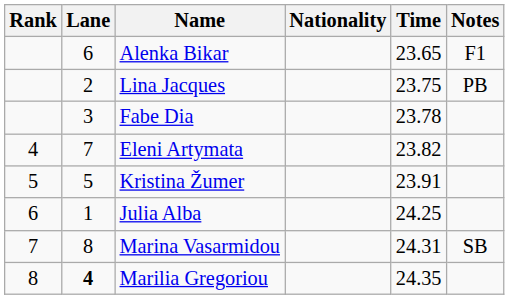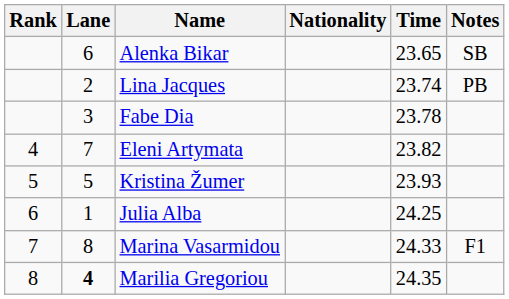(475, 52) F1 -> (475, 52) SB
(419, 85) 23.75 -> (419, 85) 23.74
(419, 181) 23.91 -> (419, 181) 23.93
(419, 246) 24.31 -> (419, 246) 24.33
(475, 246) SB -> (475, 246) F1
